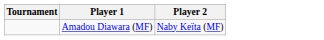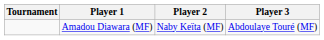+ column: (273, 12)
